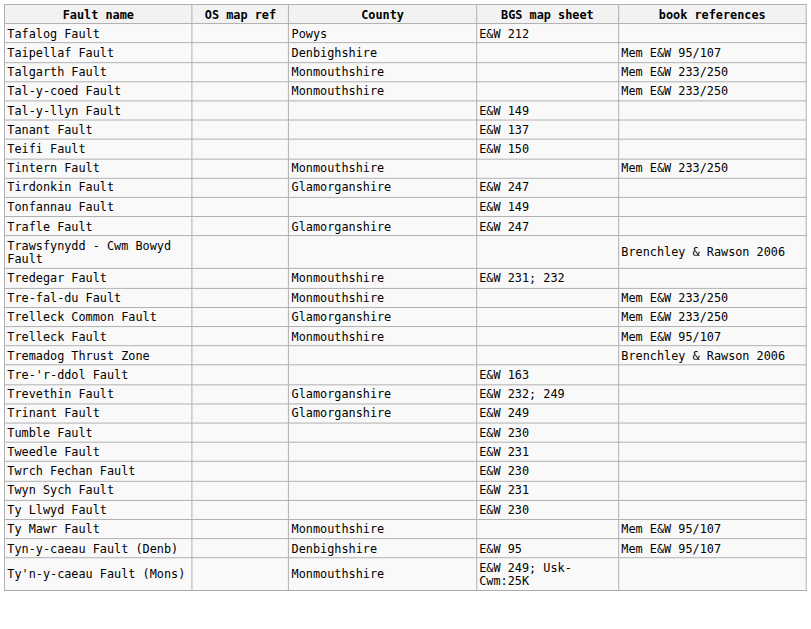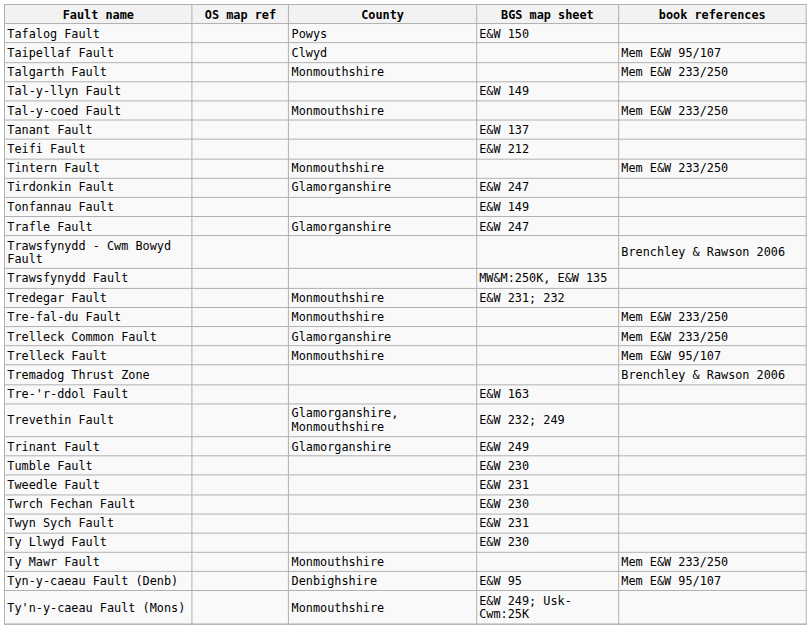(504, 33) E&W 212 -> (504, 33) E&W 150
(334, 53) Denbighshire -> (309, 53) Clwyd
rows swapped: (64, 91) <-> (64, 110)
(504, 149) E&W 150 -> (504, 149) E&W 212
+ row: (68, 278)
(341, 394) Glamorganshire -> (345, 420) Glamorganshire, Monmouthshire
(671, 529) Mem E&W 95/107 -> (675, 562) Mem E&W 233/250
